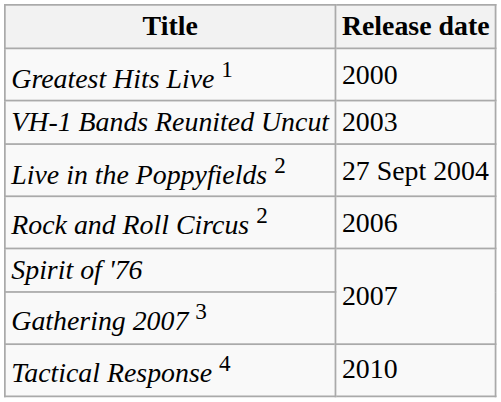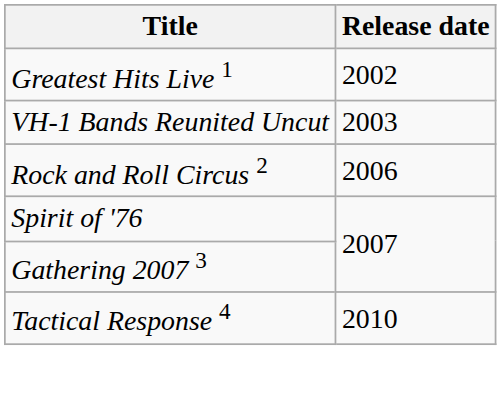(370, 74) 2000 -> (370, 74) 2002
- row: (149, 170)
